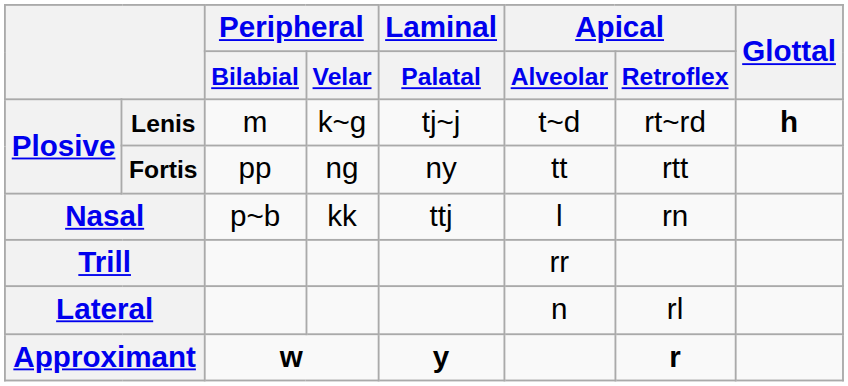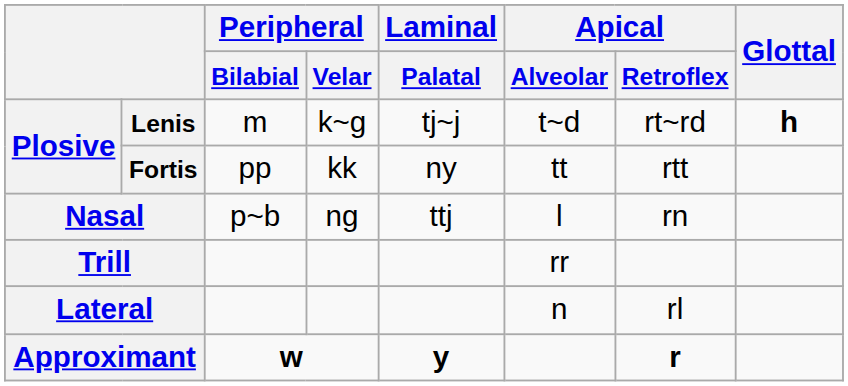(342, 168) ng -> (342, 168) kk
(342, 215) kk -> (342, 215) ng
